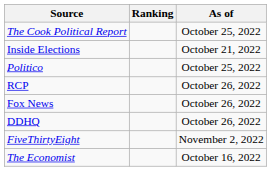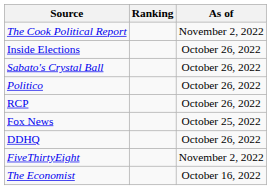(221, 31) October 25, 2022 -> (221, 31) November 2, 2022
(221, 49) October 21, 2022 -> (221, 49) October 26, 2022
+ row: (55, 67)
(221, 67) October 25, 2022 -> (221, 85) October 26, 2022
(221, 103) October 26, 2022 -> (221, 121) October 25, 2022
